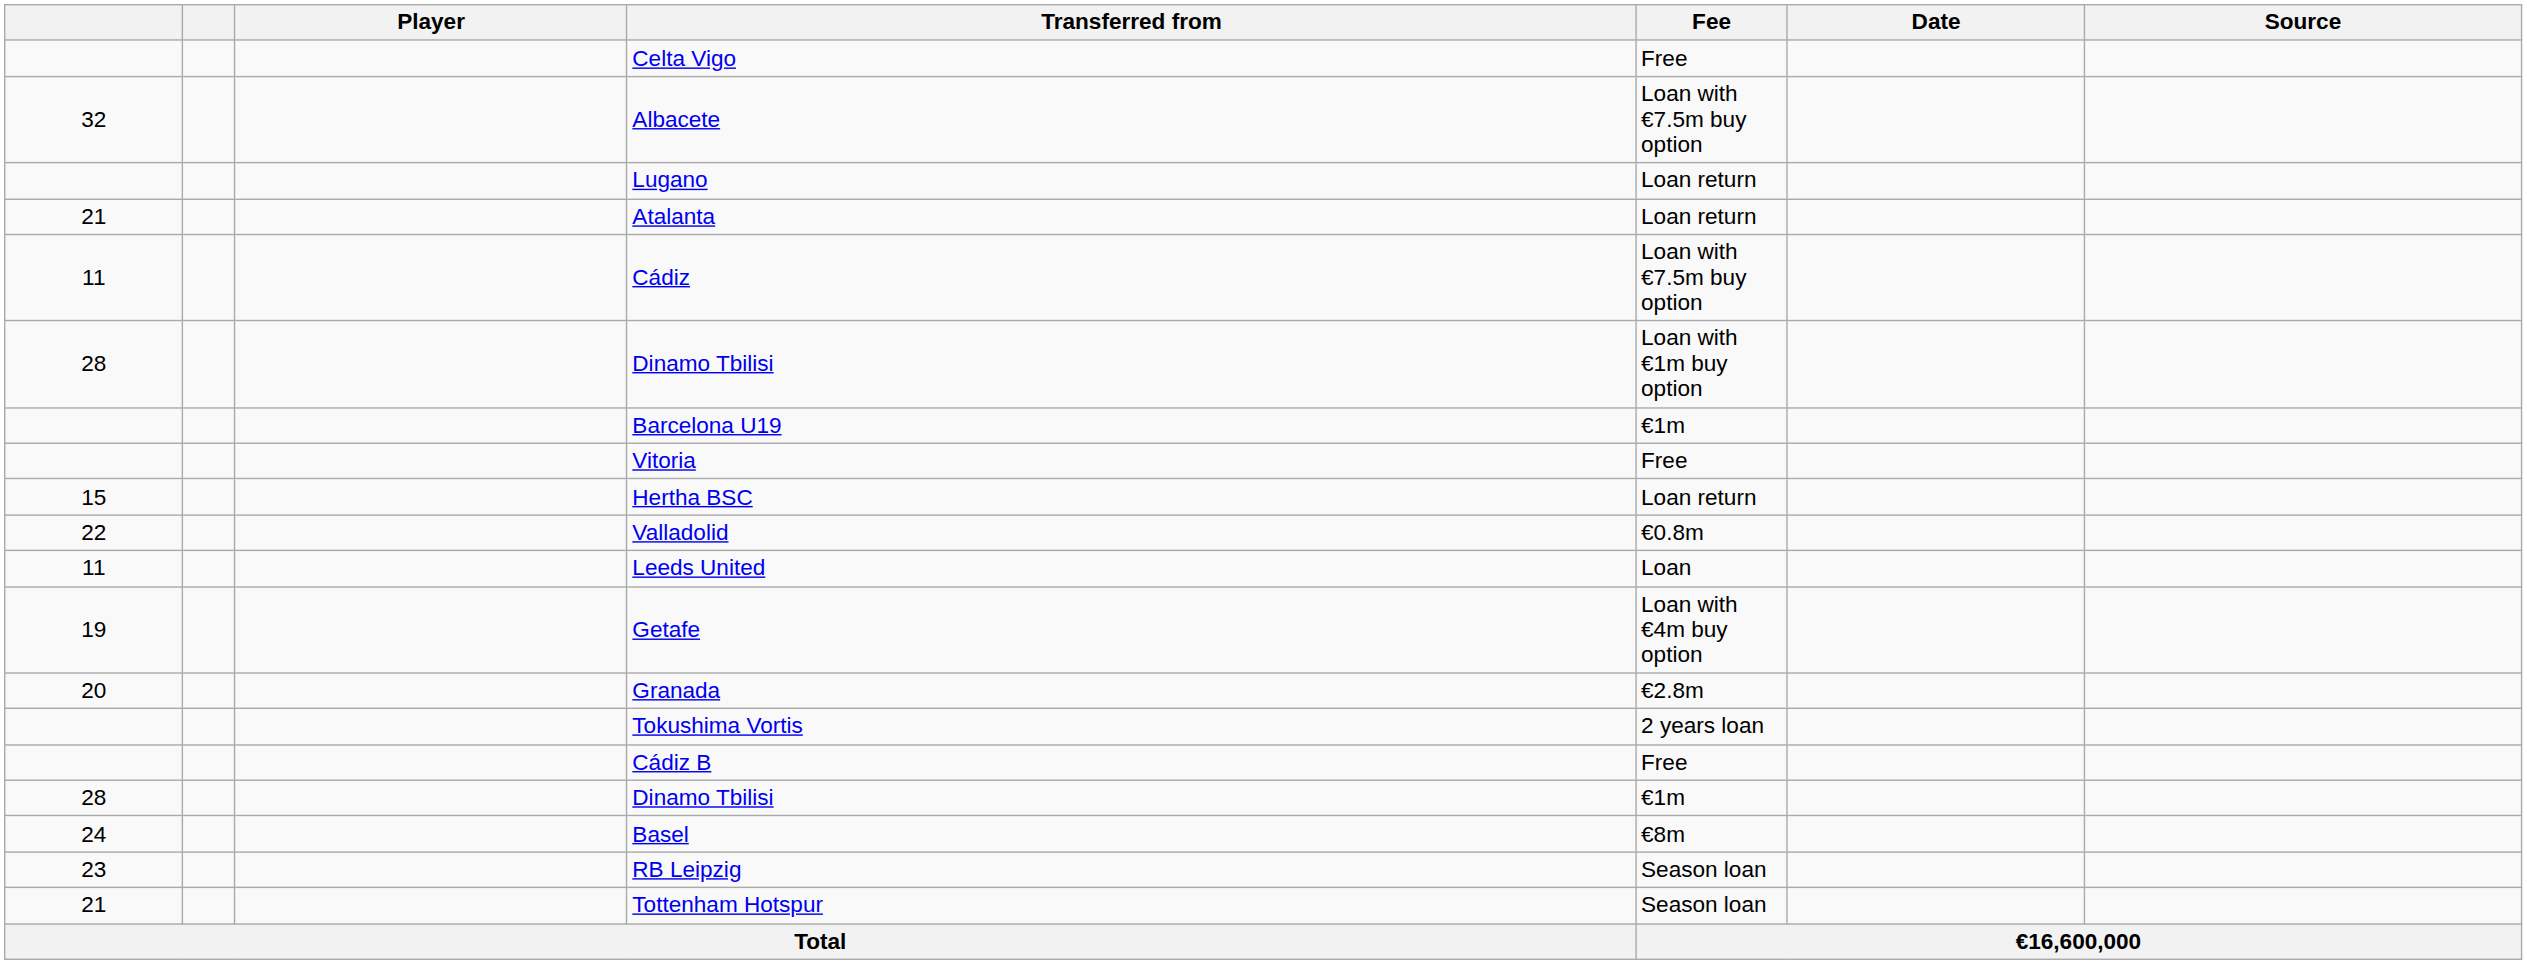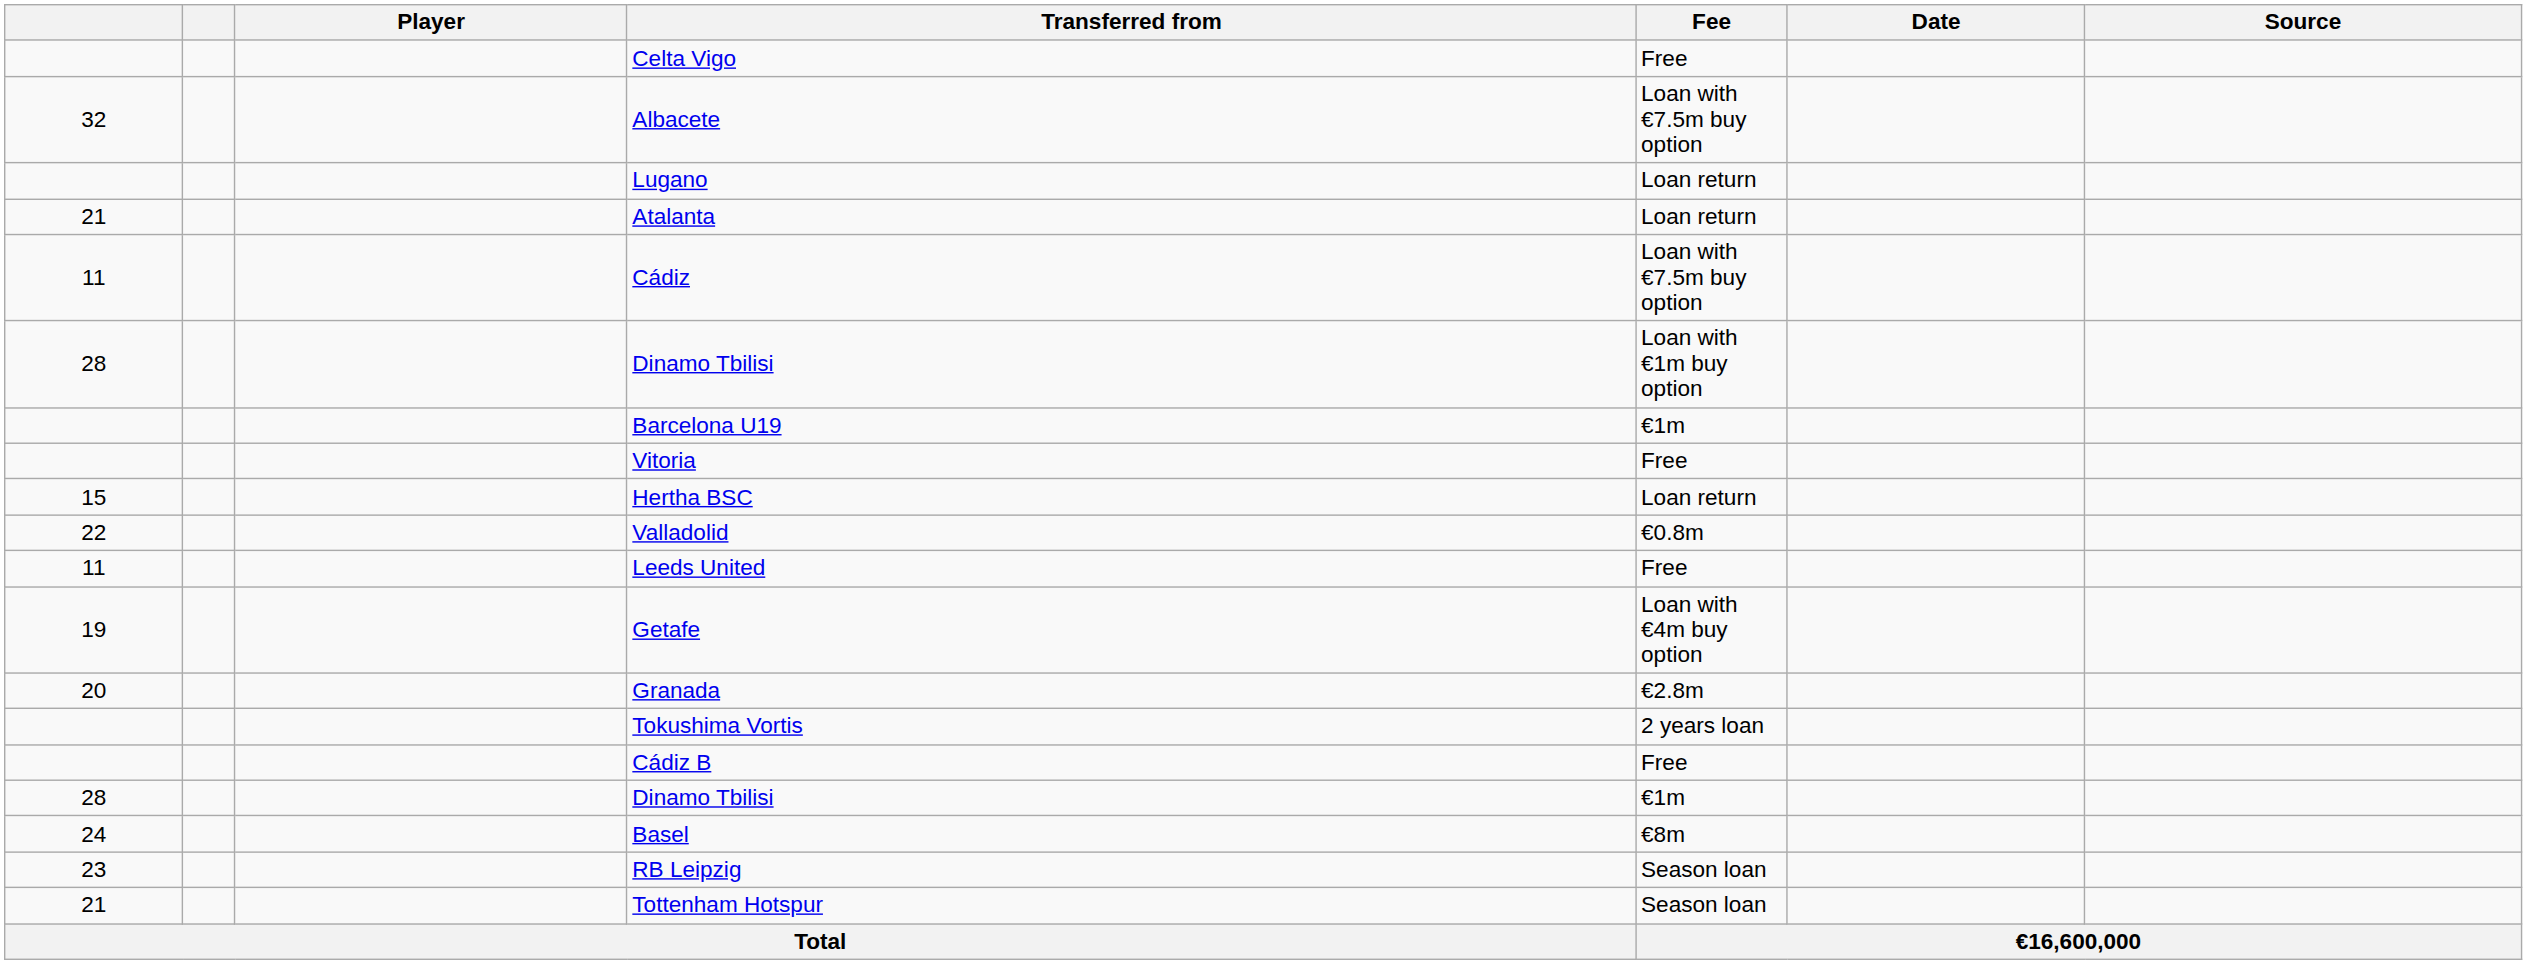(1666, 568) Loan -> (1664, 568) Free
